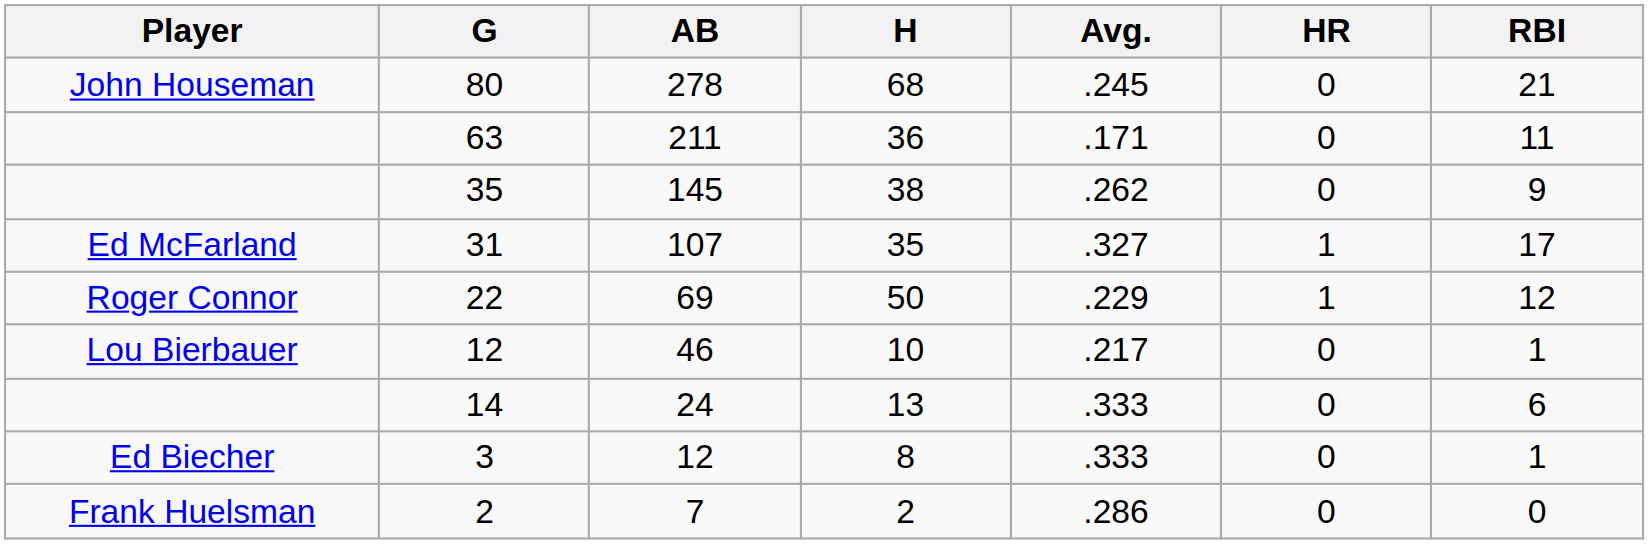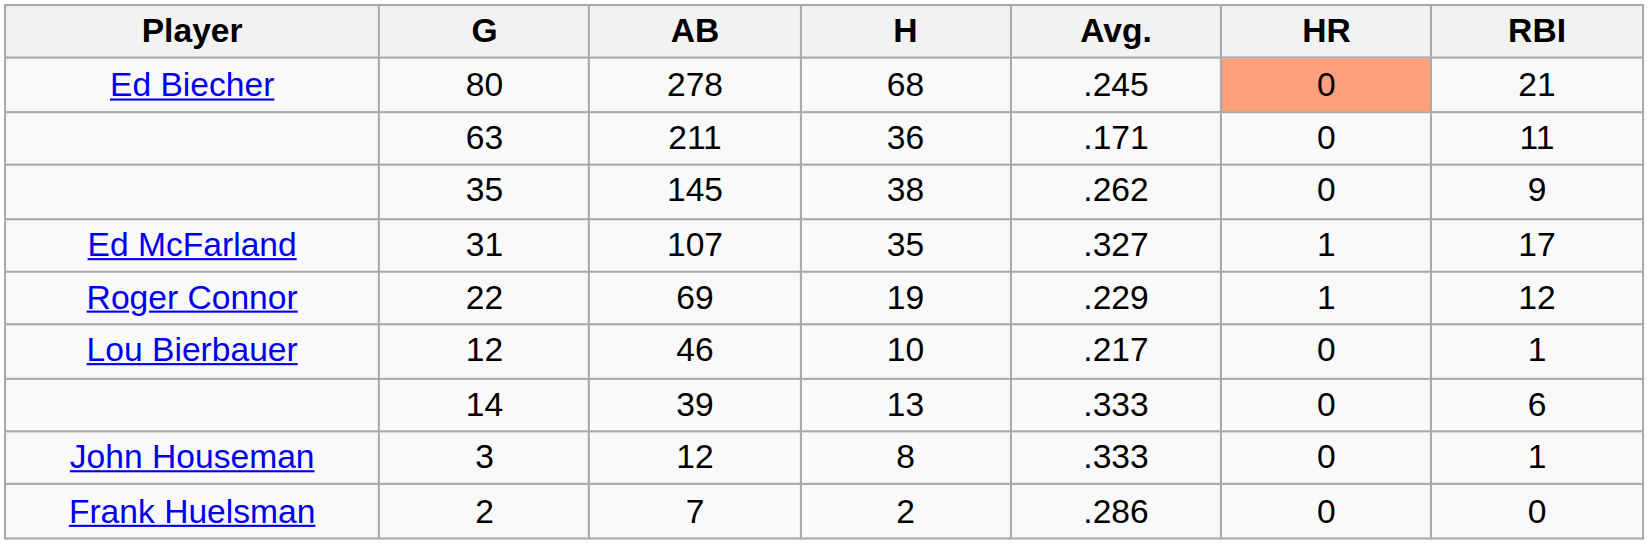(192, 84) John Houseman -> (192, 84) Ed Biecher
(1326, 84) no background -> (1326, 84) lightsalmon background
(906, 297) 50 -> (906, 297) 19
(695, 404) 24 -> (695, 404) 39
(192, 457) Ed Biecher -> (192, 457) John Houseman
